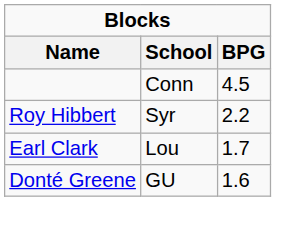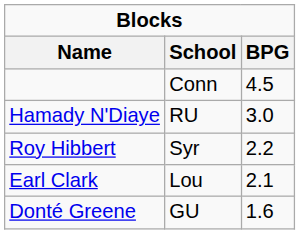+ row: (85, 116)
(236, 148) 1.7 -> (260, 180) 2.1
